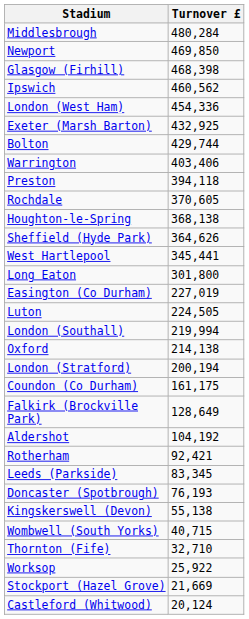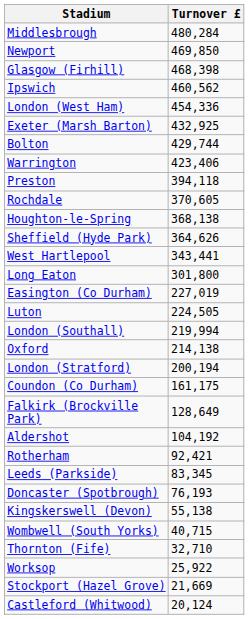(195, 163) 403,406 -> (195, 163) 423,406
(195, 256) 345,441 -> (195, 256) 343,441
